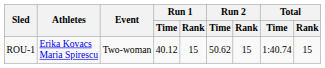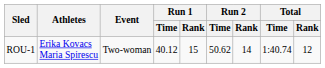(247, 50) 15 -> (247, 50) 14
(307, 50) 15 -> (307, 50) 12
